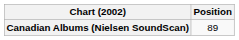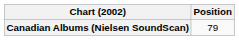(213, 27) 89 -> (213, 27) 79
